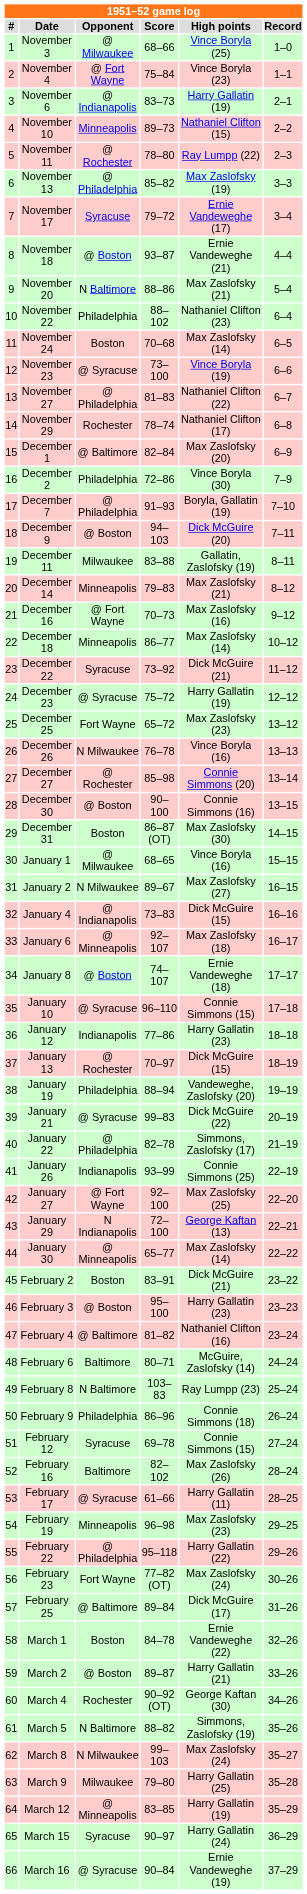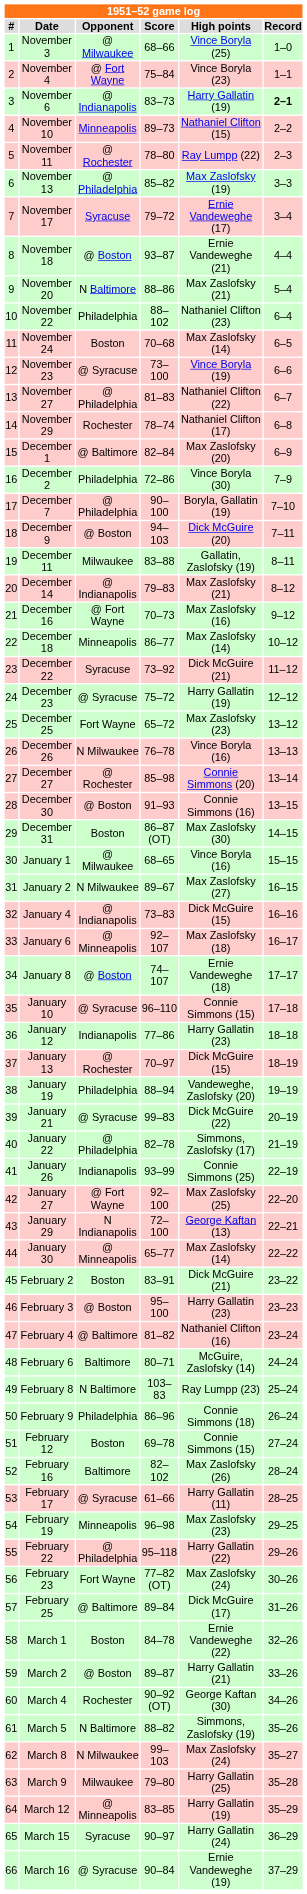(283, 101) normal -> (283, 101) bold
(159, 507) 91–93 -> (159, 507) 90–100
(108, 588) Minneapolis -> (108, 588) @ Indianapolis
(159, 806) 90–100 -> (159, 806) 91–93
(108, 1444) Syracuse -> (108, 1444) Boston
